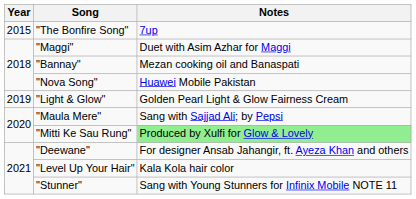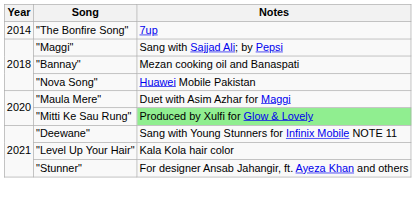(19, 30) 2015 -> (19, 30) 2014
(215, 47) Duet with Asim Azhar for Maggi -> (211, 47) Sang with Sajjad Ali; by Pepsi
- row: (71, 99)
(211, 116) Sang with Sajjad Ali; by Pepsi -> (215, 99) Duet with Asim Azhar for Maggi
(274, 151) For designer Ansab Jahangir, ft. Ayeza Khan and others -> (268, 133) Sang with Young Stunners for Infinix Mobile NOTE 11
(268, 185) Sang with Young Stunners for Infinix Mobile NOTE 11 -> (274, 168) For designer Ansab Jahangir, ft. Ayeza Khan and others
